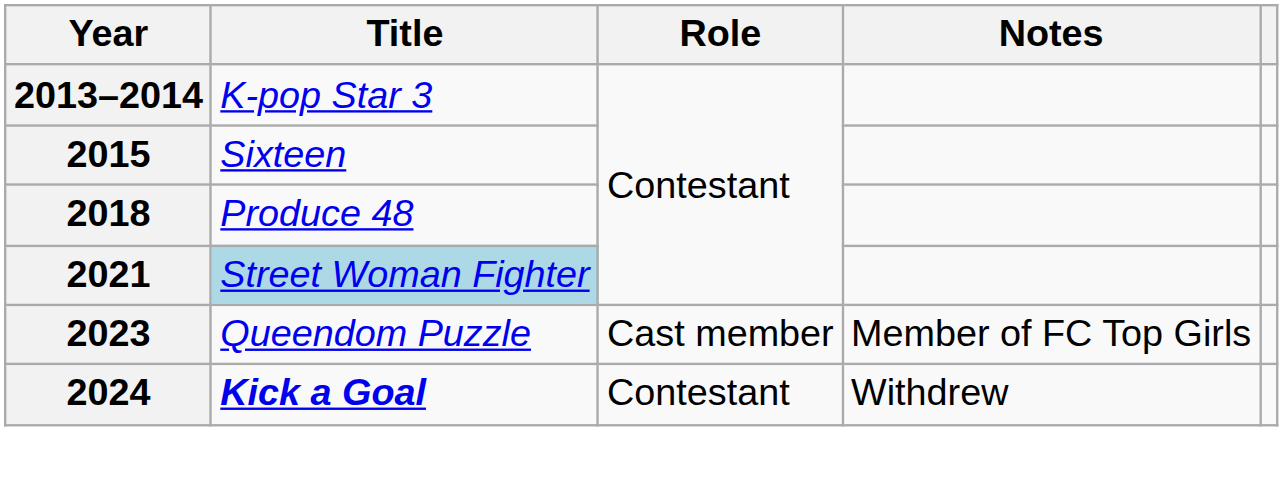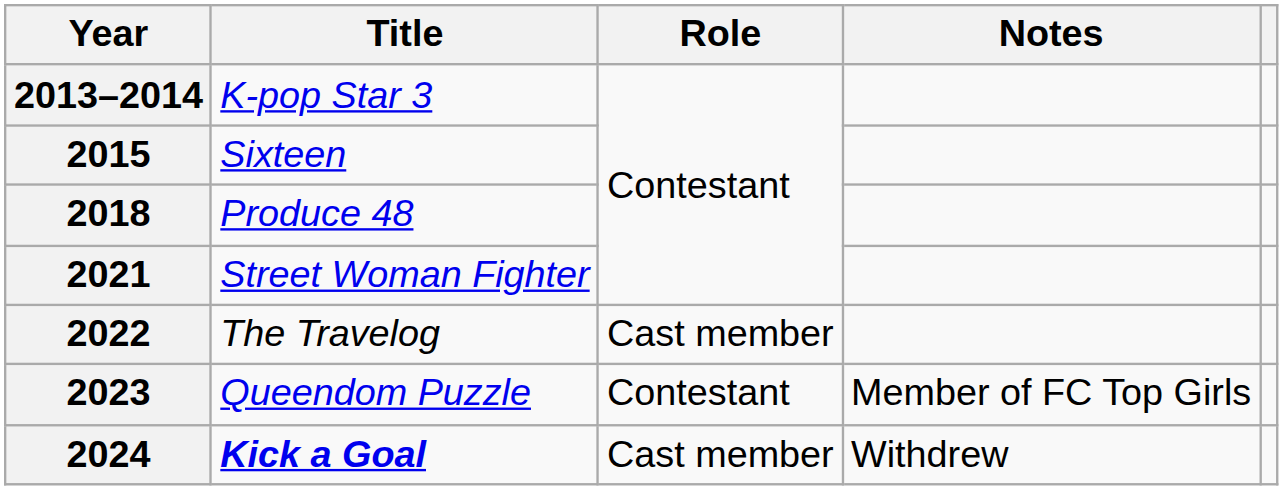(405, 273) lightblue background -> (405, 273) no background
+ row: (108, 333)
(720, 333) Cast member -> (698, 393) Contestant
(698, 393) Contestant -> (720, 453) Cast member
